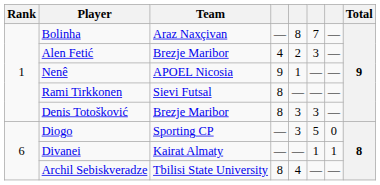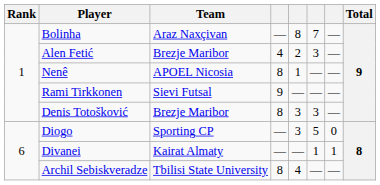(280, 72) 9 -> (280, 72) 8
(280, 92) 8 -> (280, 92) 9
